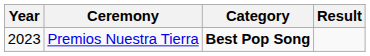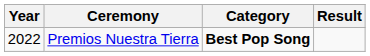(24, 39) 2023 -> (24, 39) 2022
